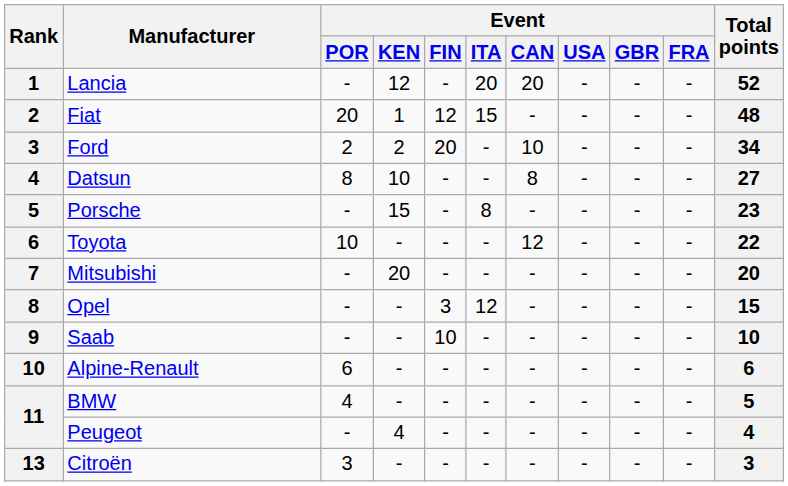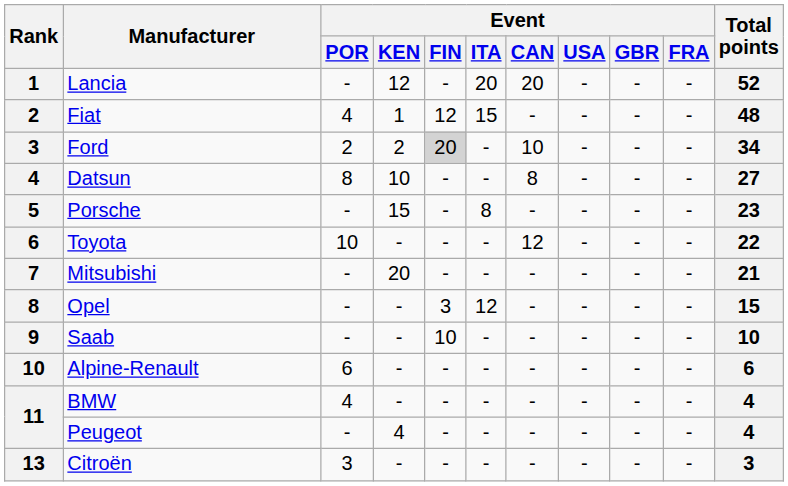(347, 115) 20 -> (347, 115) 4
(445, 147) no background -> (445, 147) lightgrey background
(749, 274) 20 -> (749, 274) 21
(749, 400) 5 -> (749, 400) 4
